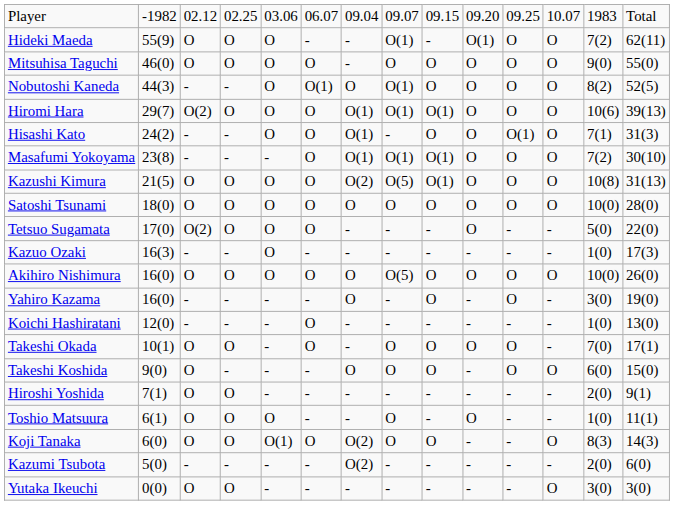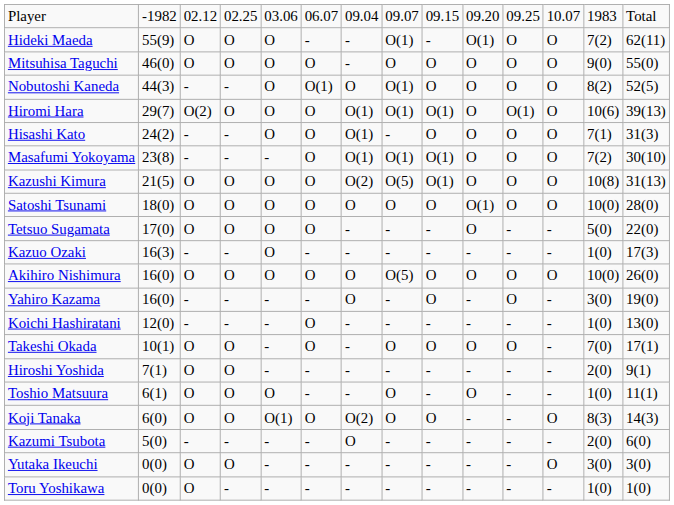(512, 110) O -> (520, 110) O(1)
(520, 134) O(1) -> (512, 134) O
(471, 205) O -> (480, 205) O(1)
(198, 228) O(2) -> (189, 228) O
- row: (58, 370)
(359, 464) O(2) -> (350, 441) O
+ row: (56, 488)
